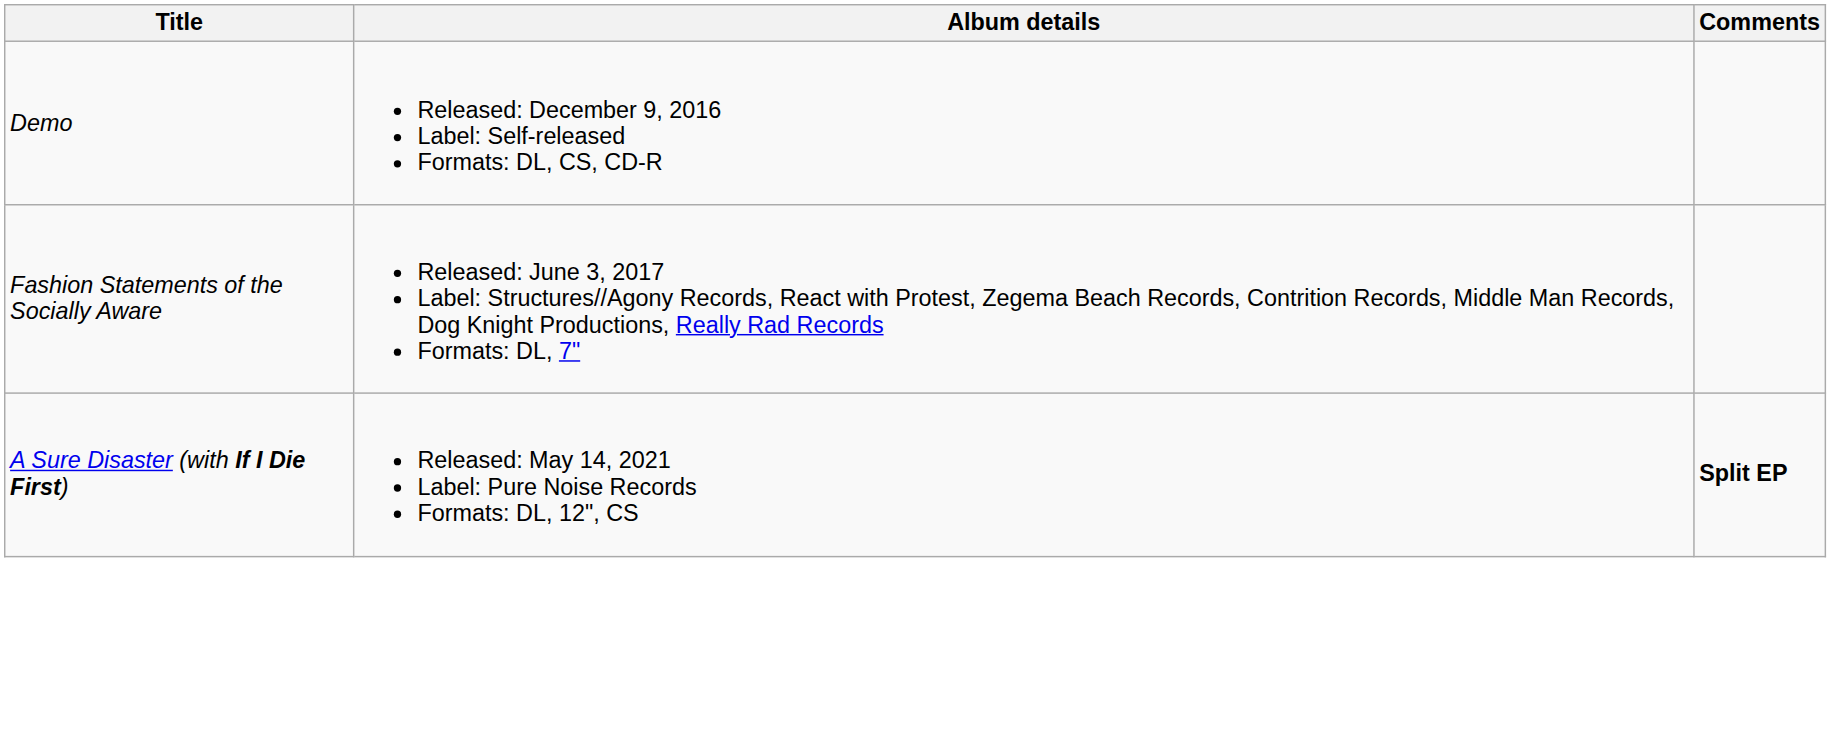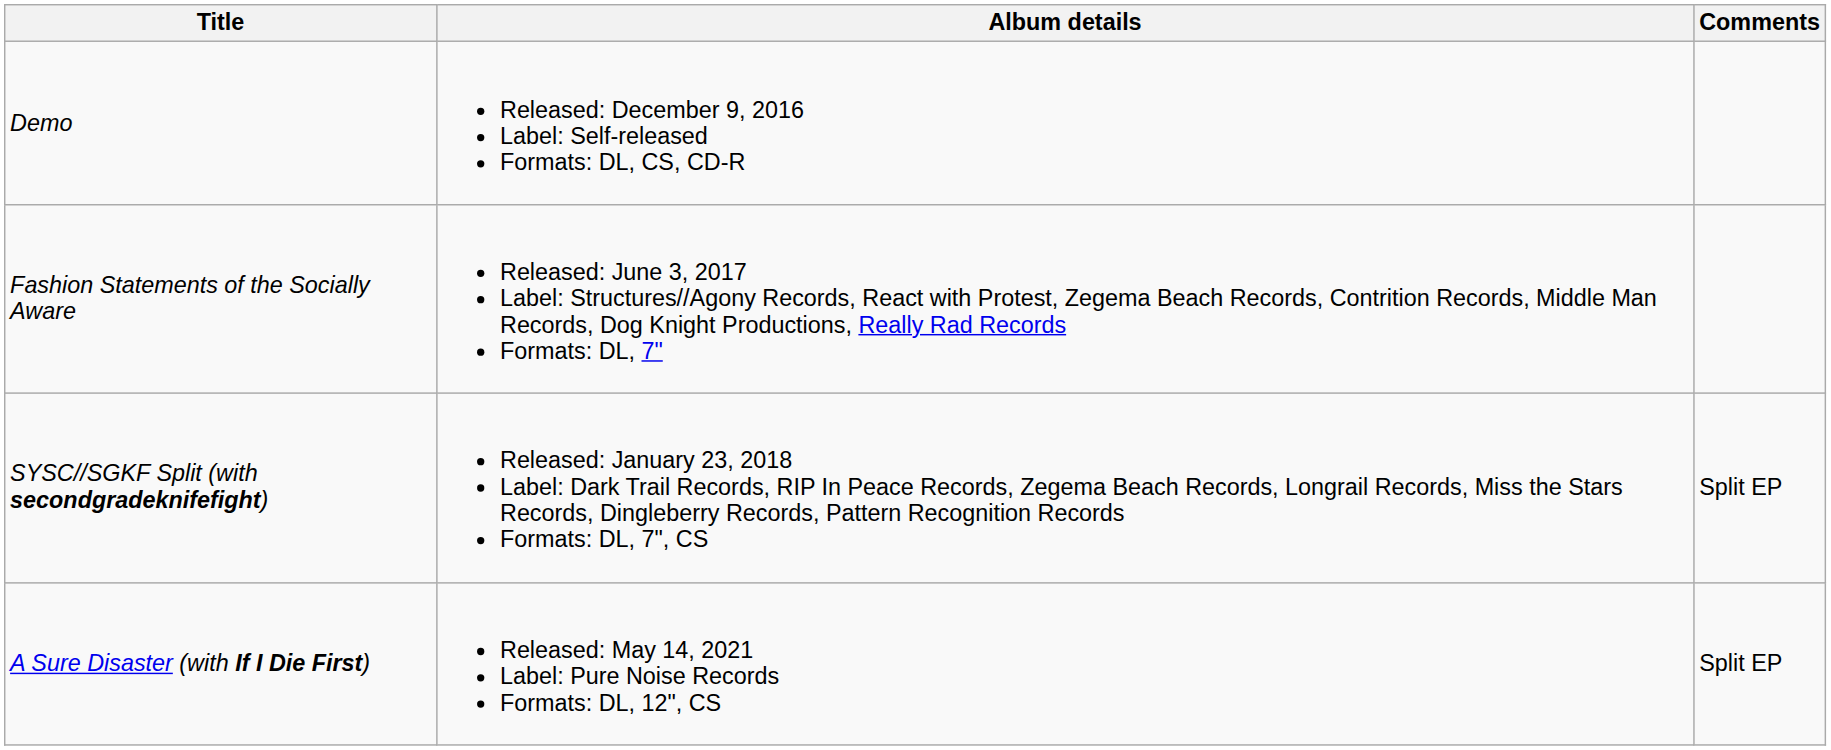+ row: (139, 487)
(1743, 474) bold -> (1741, 663) normal
